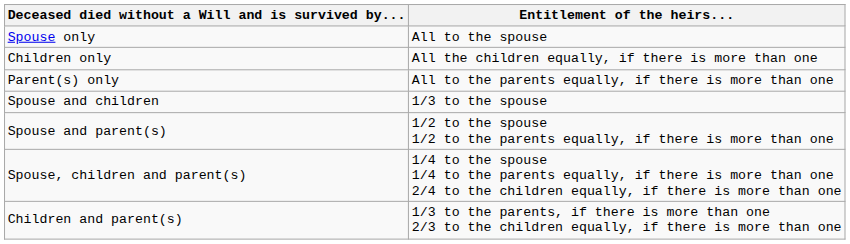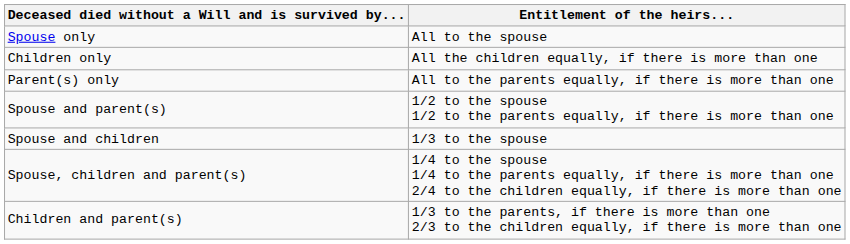rows swapped: (83, 102) <-> (87, 131)
